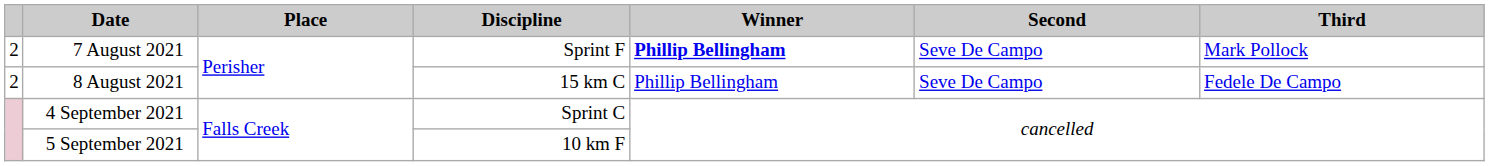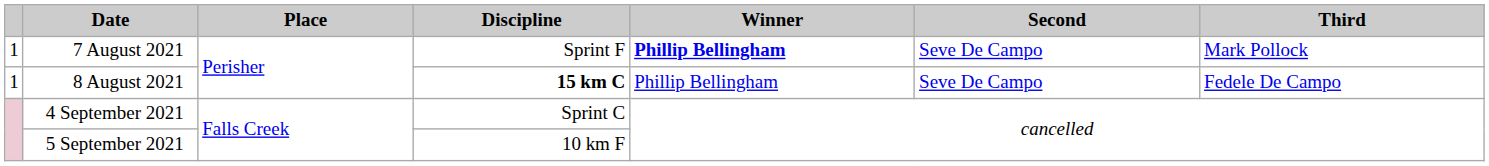(14, 50) 2 -> (14, 50) 1
(14, 81) 2 -> (14, 81) 1
(592, 81) normal -> (591, 81) bold
